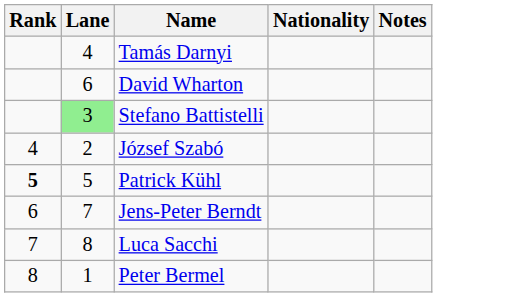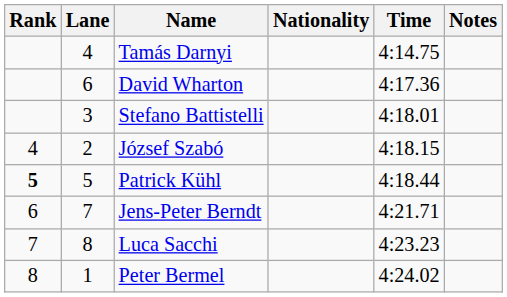+ column: (409, 20)
(87, 116) lightgreen background -> (87, 116) no background
